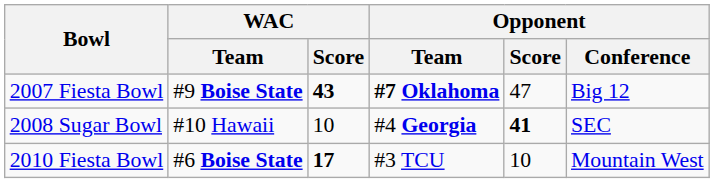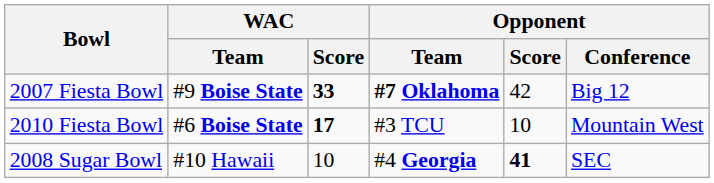(324, 90) 43 -> (324, 90) 33
(520, 90) 47 -> (520, 90) 42
rows swapped: (86, 125) <-> (86, 159)
